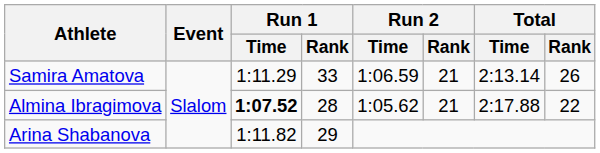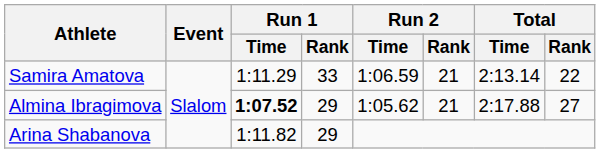(570, 76) 26 -> (570, 76) 22
(327, 105) 28 -> (327, 105) 29
(570, 105) 22 -> (570, 105) 27
